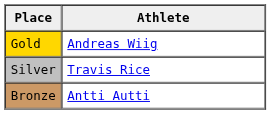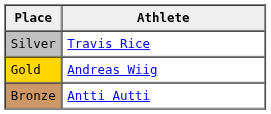rows swapped: (26, 44) <-> (33, 70)
